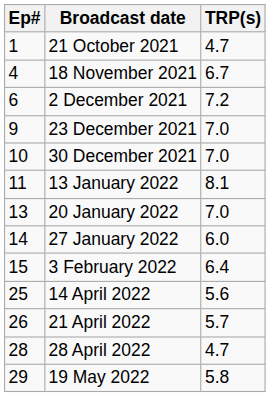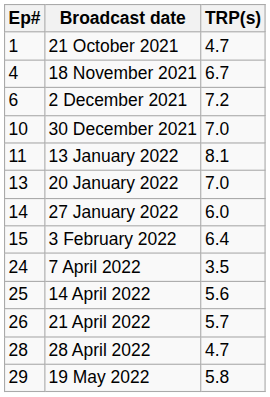- row: (123, 128)
+ row: (95, 267)
